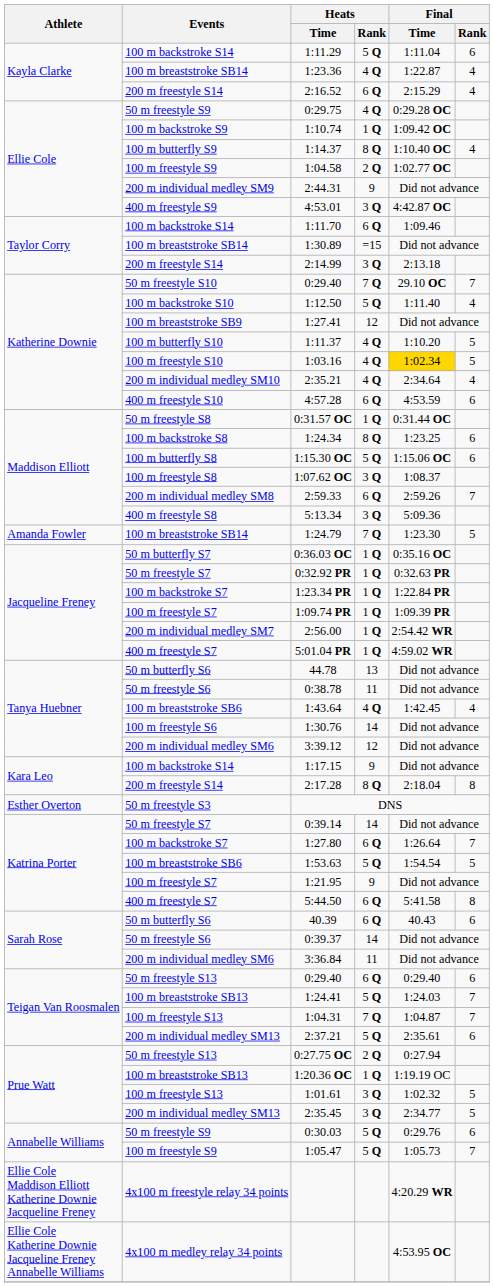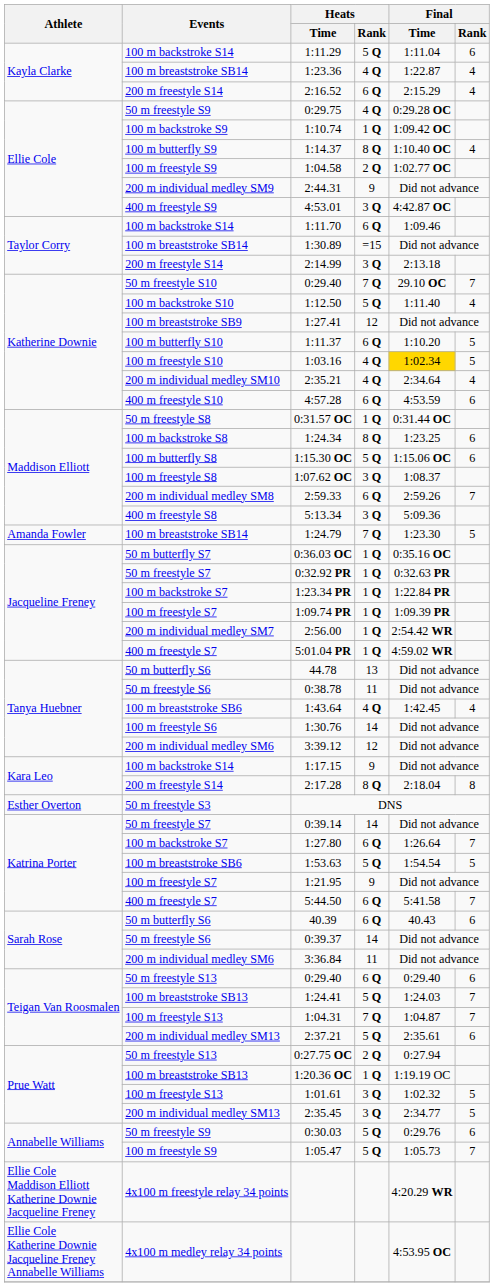(372, 341) 4 Q -> (372, 341) 6 Q
(472, 901) 8 -> (472, 901) 7
